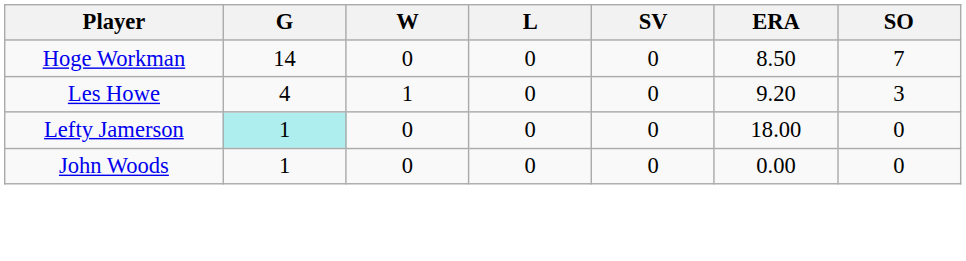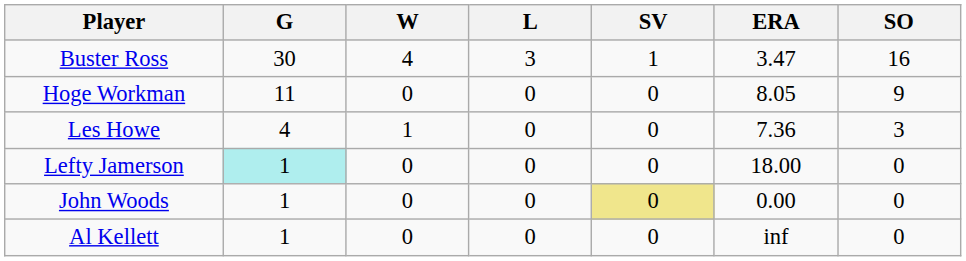+ row: (114, 58)
(285, 58) 14 -> (285, 93) 11
(776, 58) 8.50 -> (776, 93) 8.05
(899, 58) 7 -> (899, 93) 9
(776, 93) 9.20 -> (776, 129) 7.36
(653, 165) no background -> (653, 201) khaki background
+ row: (114, 237)
